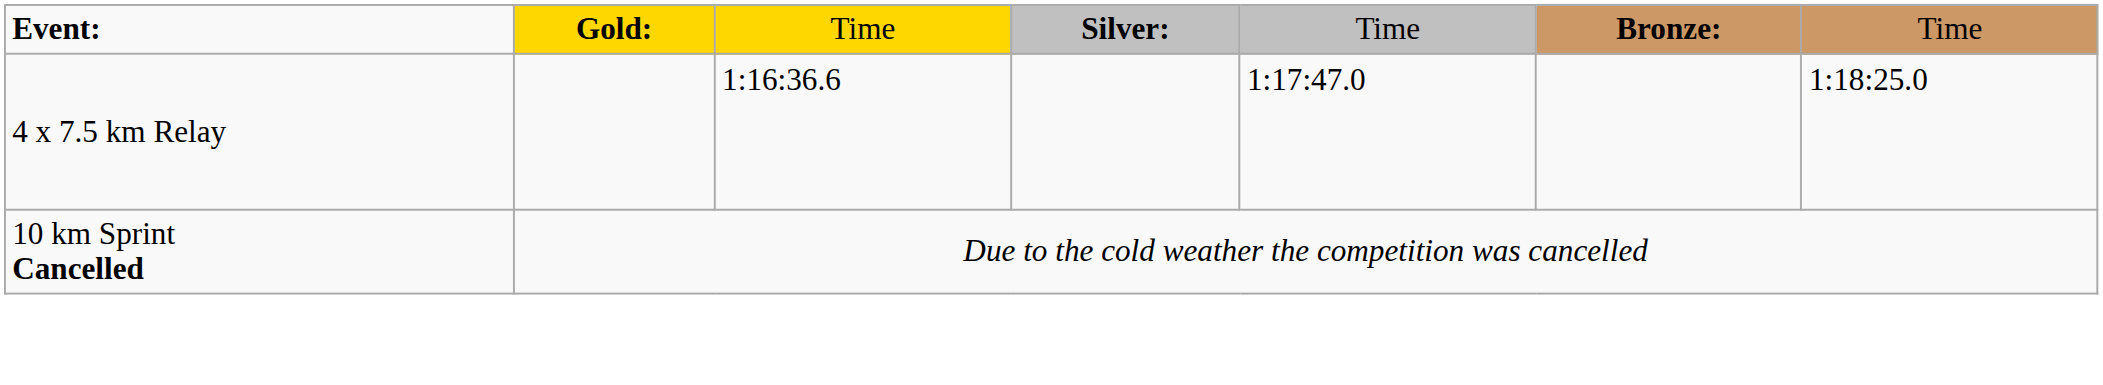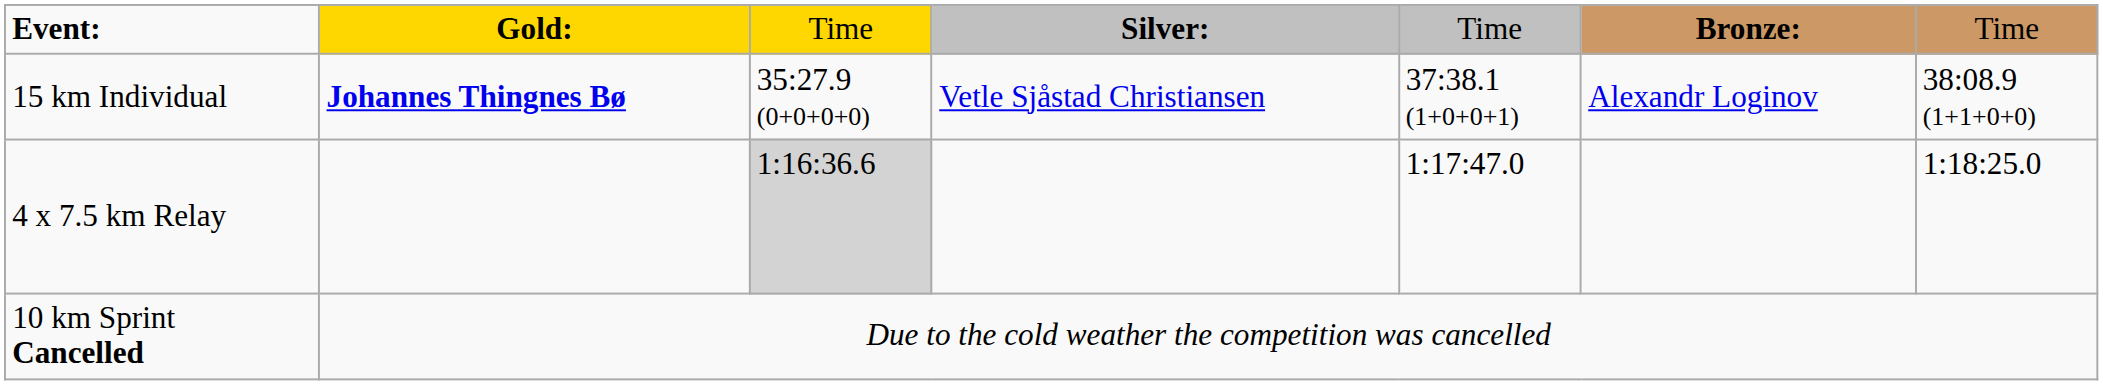+ row: (120, 96)
(781, 78) no background -> (816, 163) lightgrey background
